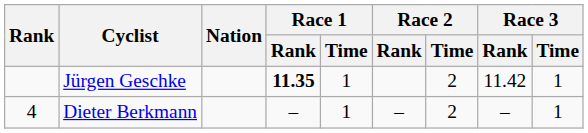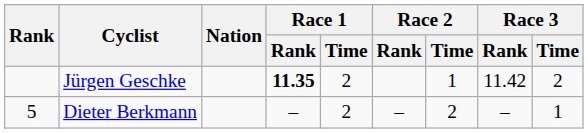(346, 81) 1 -> (346, 81) 2
(452, 81) 2 -> (452, 81) 1
(558, 81) 1 -> (558, 81) 2
(32, 111) 4 -> (32, 111) 5
(346, 111) 1 -> (346, 111) 2
